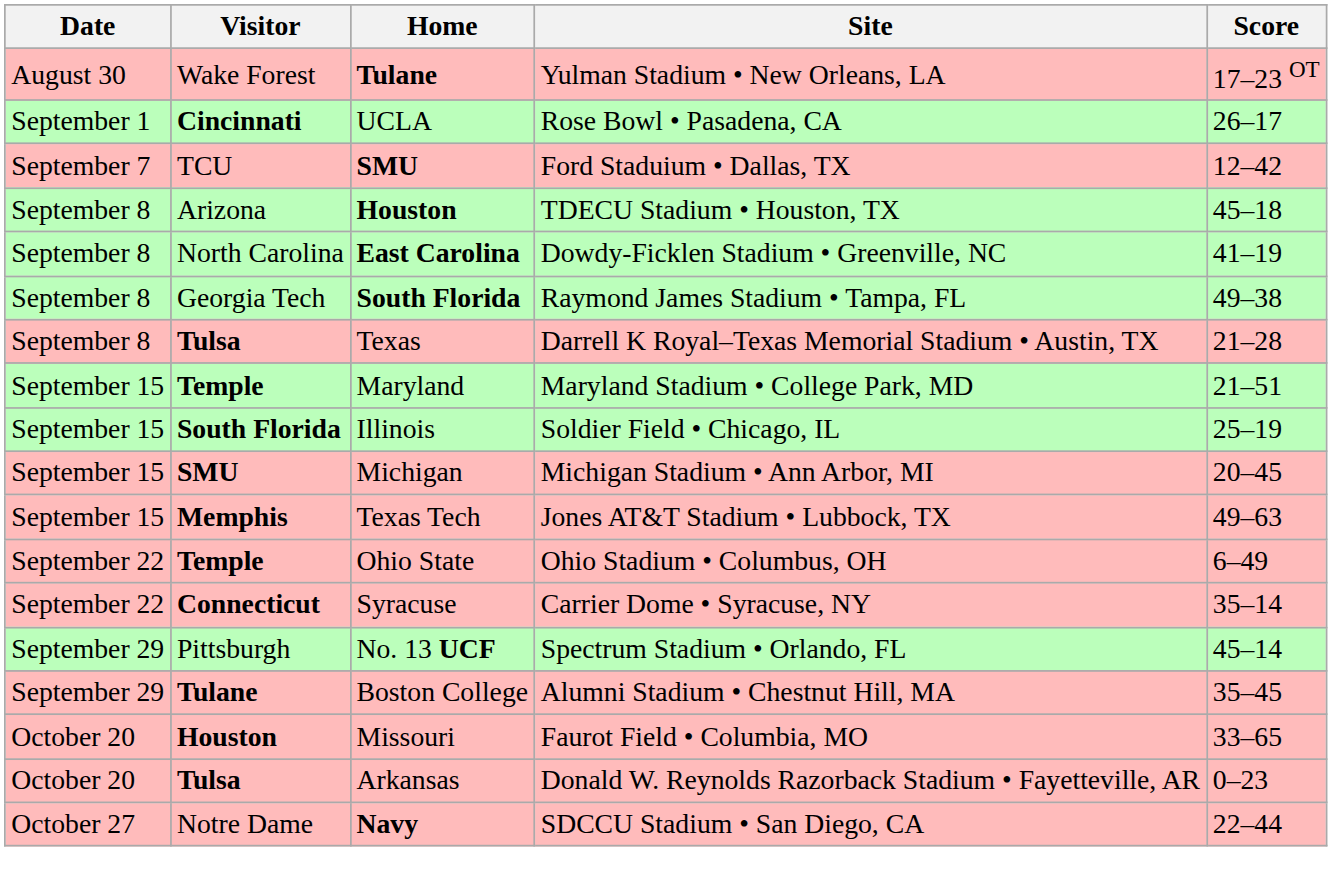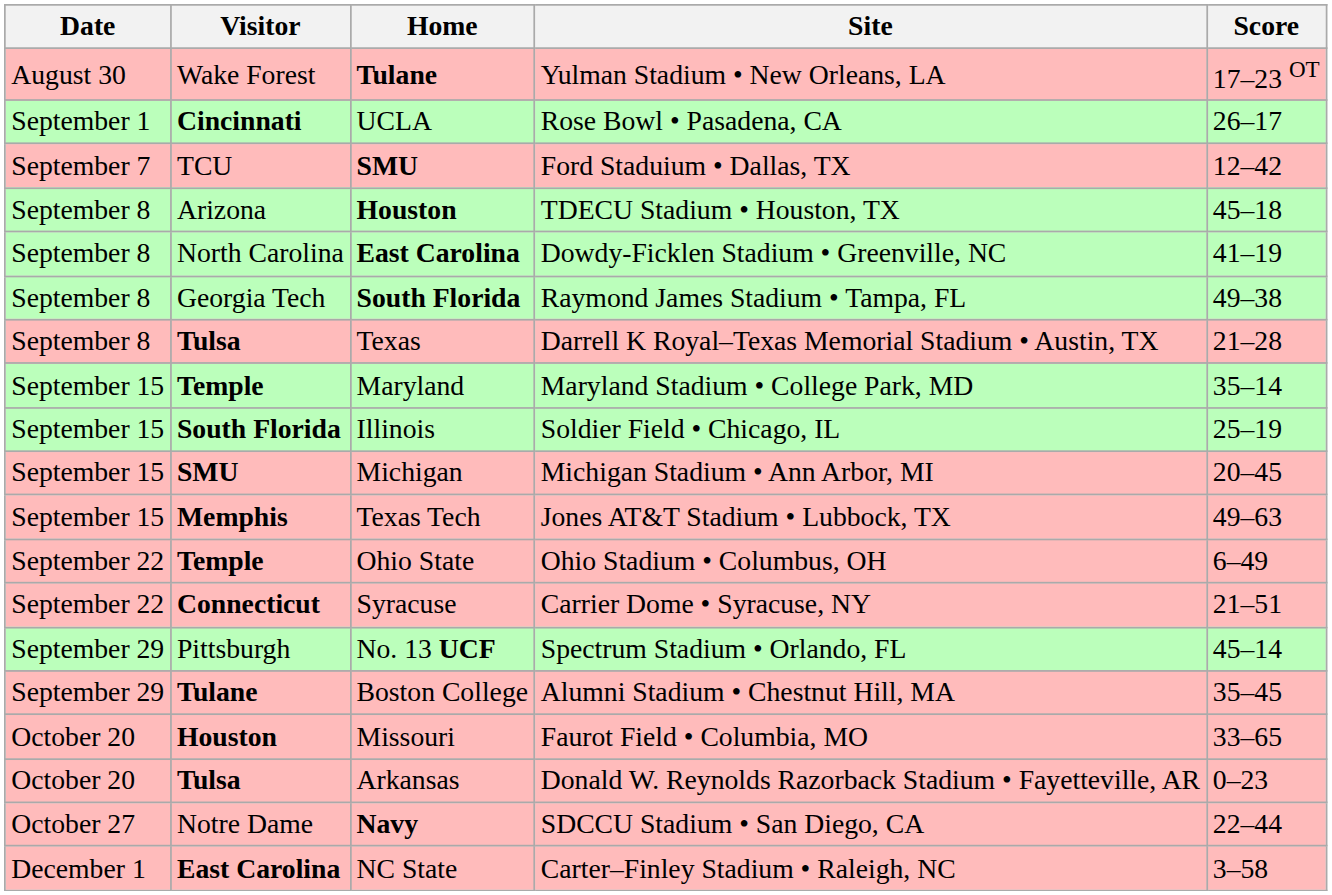(1247, 385) 21–51 -> (1247, 385) 35–14
(1247, 604) 35–14 -> (1247, 604) 21–51
+ row: (407, 868)
